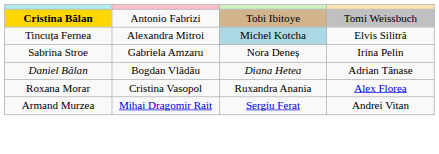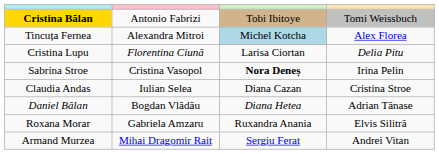(380, 35) Elvis Silitră -> (380, 35) Alex Florea
+ row: (58, 53)
(166, 53) Gabriela Amzaru -> (166, 70) Cristina Vasopol
(273, 53) normal -> (273, 70) bold
+ row: (58, 88)
(166, 88) Cristina Vasopol -> (166, 123) Gabriela Amzaru
(380, 88) Alex Florea -> (380, 123) Elvis Silitră
